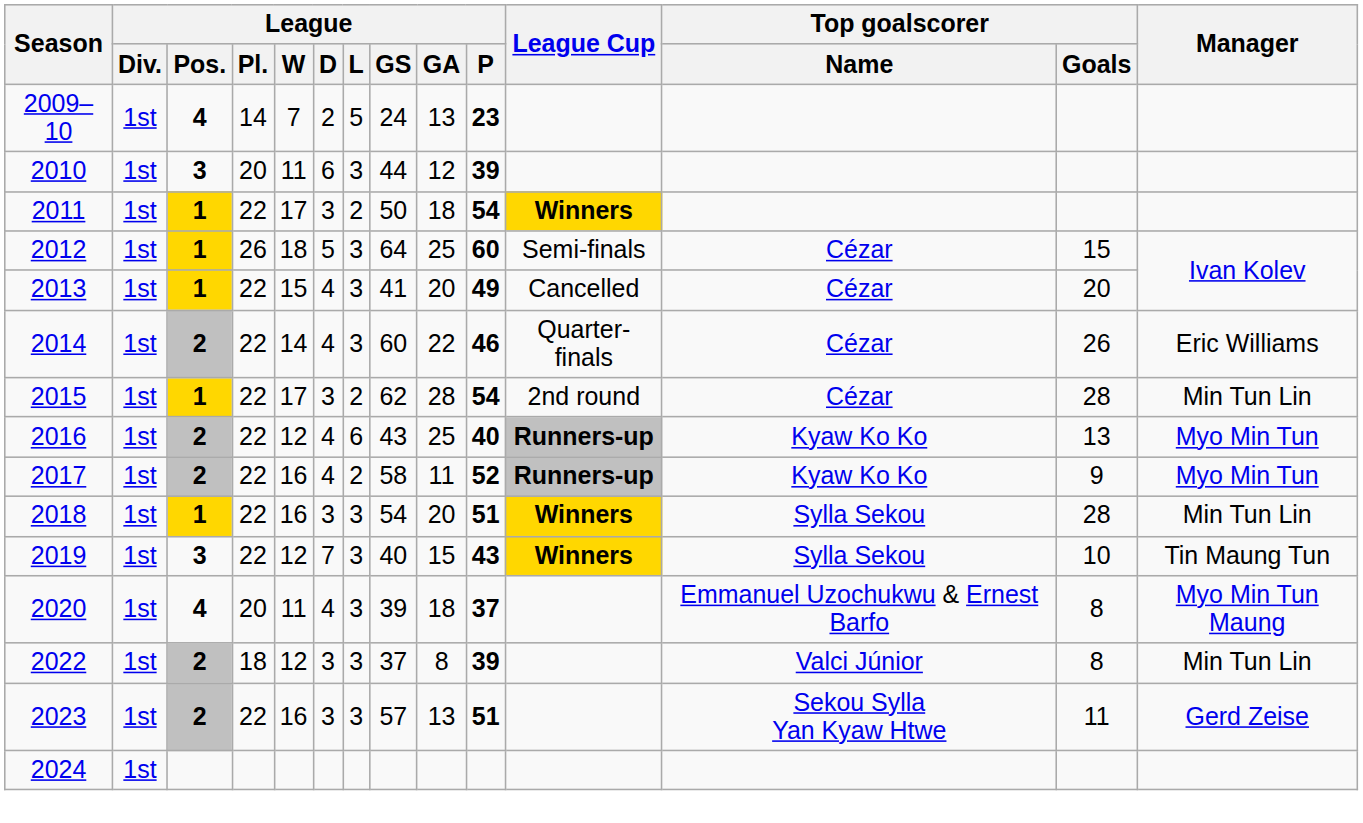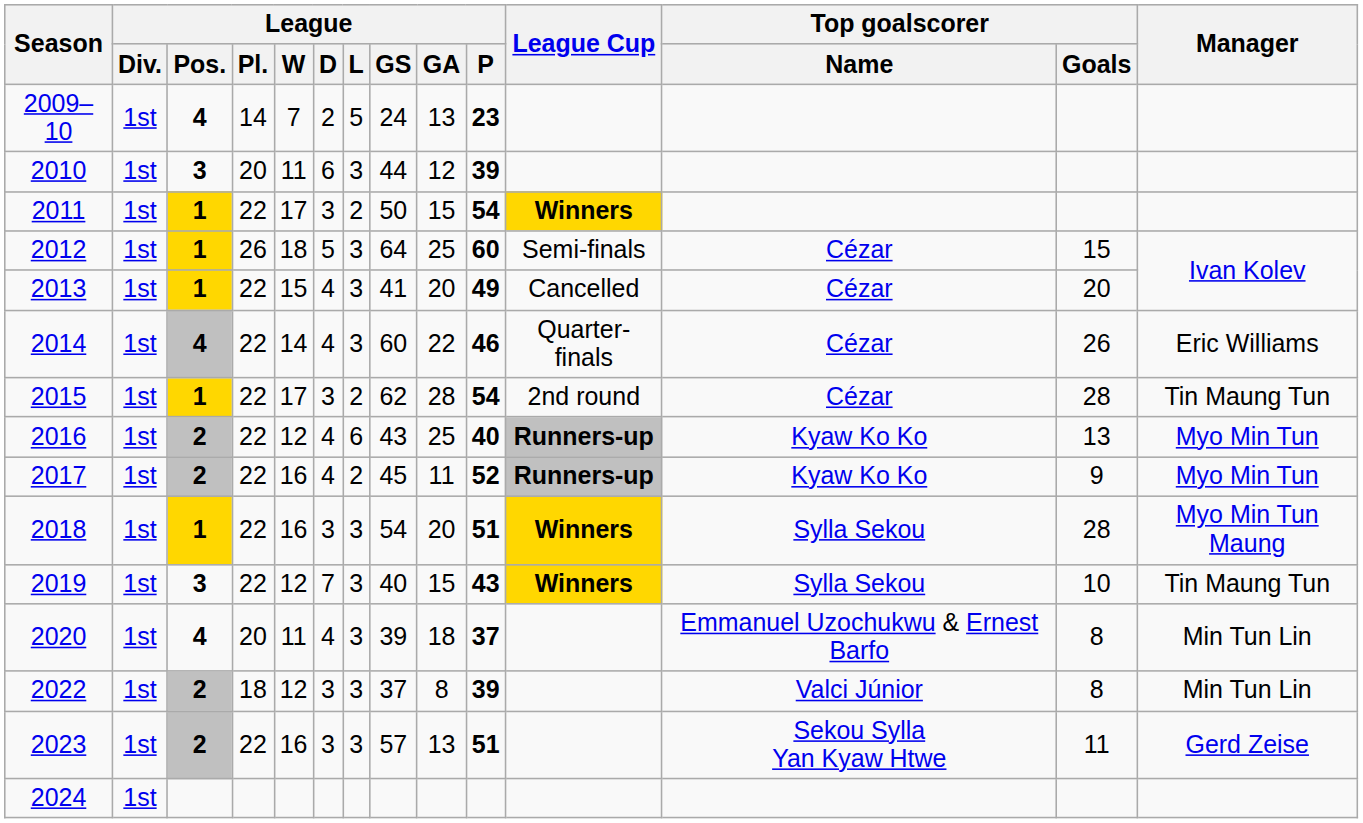(442, 210) 18 -> (442, 210) 15
(200, 343) 2 -> (200, 343) 4
(1247, 397) Min Tun Lin -> (1247, 397) Tin Maung Tun
(393, 476) 58 -> (393, 476) 45
(1247, 515) Min Tun Lin -> (1247, 529) Myo Min Tun Maung
(1247, 609) Myo Min Tun Maung -> (1247, 637) Min Tun Lin
